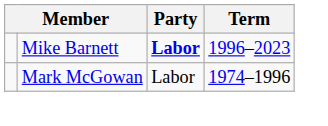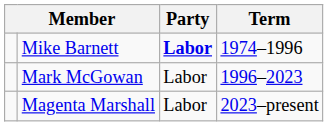(249, 47) 1996–2023 -> (261, 47) 1974–1996
(249, 76) 1974–1996 -> (261, 76) 1996–2023
+ row: (88, 105)
